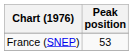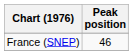(105, 42) 53 -> (105, 42) 46
